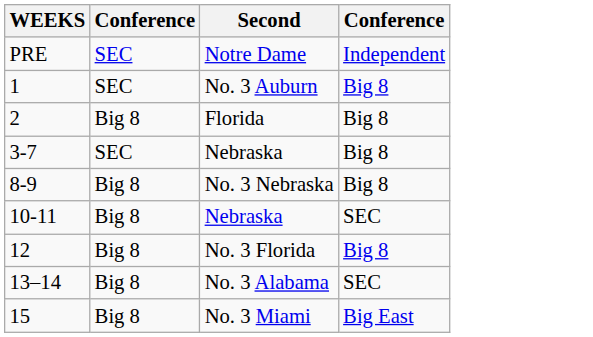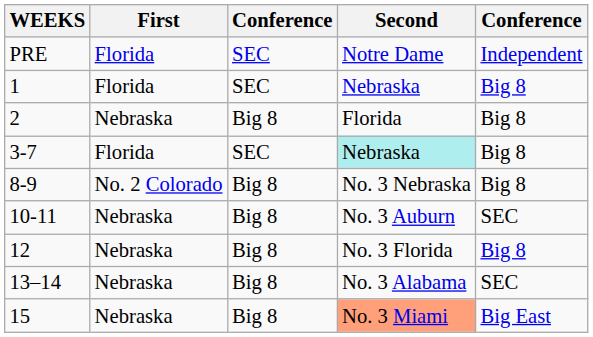+ column: (159, 20)
(261, 86) No. 3 Auburn -> (381, 86) Nebraska
(244, 151) no background -> (381, 151) paleturquoise background
(244, 217) Nebraska -> (398, 217) No. 3 Auburn
(258, 315) no background -> (395, 315) lightsalmon background
